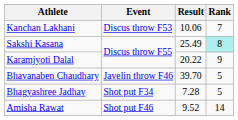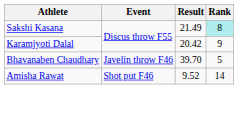- row: (41, 28)
(191, 44) 25.49 -> (191, 28) 21.49
(191, 60) 20.22 -> (191, 44) 20.42
- row: (46, 92)
